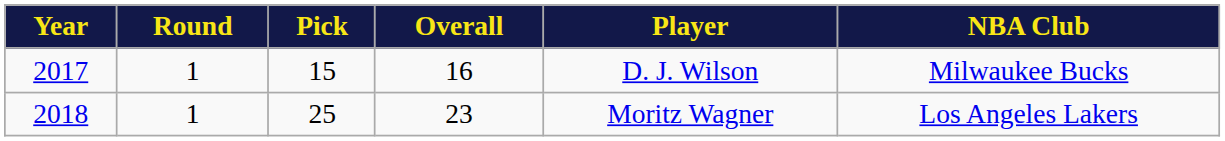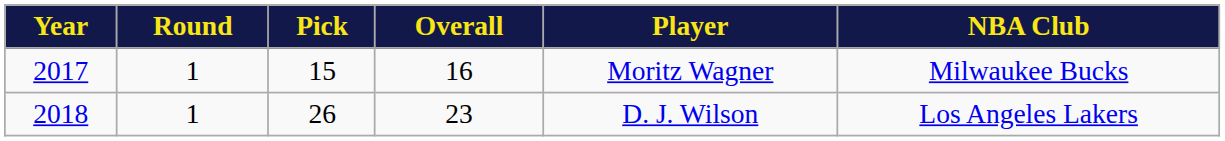(690, 69) D. J. Wilson -> (690, 69) Moritz Wagner
(322, 113) 25 -> (322, 113) 26
(690, 113) Moritz Wagner -> (690, 113) D. J. Wilson
